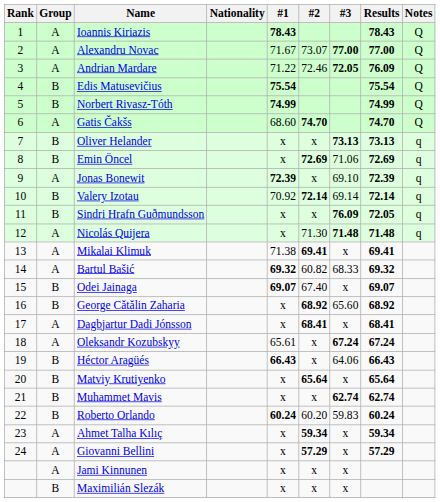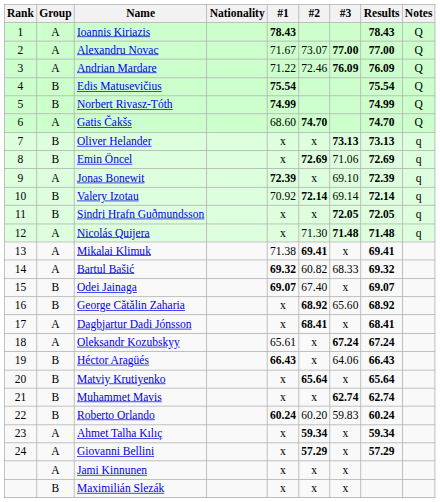(345, 68) 72.05 -> (345, 68) 76.09
(345, 214) 76.09 -> (345, 214) 72.05
